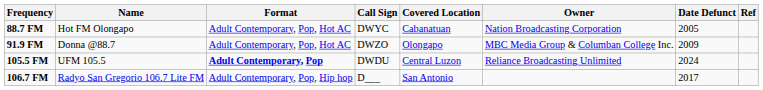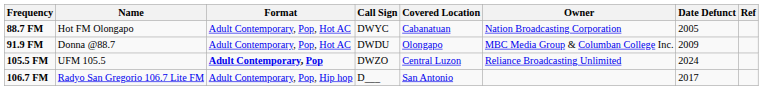(373, 45) DWZO -> (373, 45) DWDU
(373, 61) DWDU -> (373, 61) DWZO
